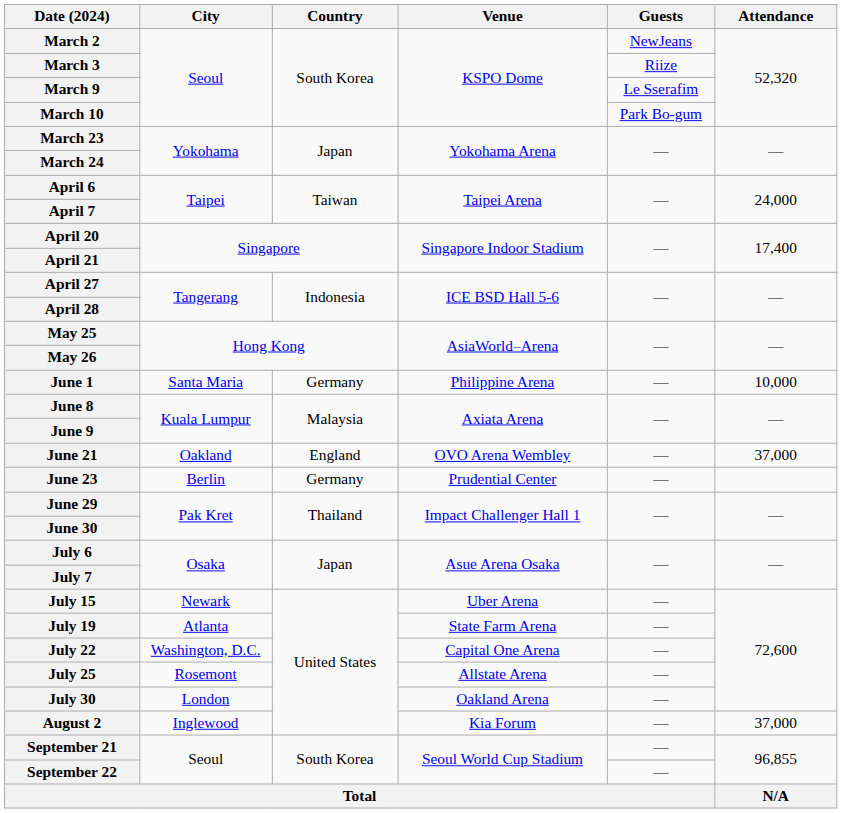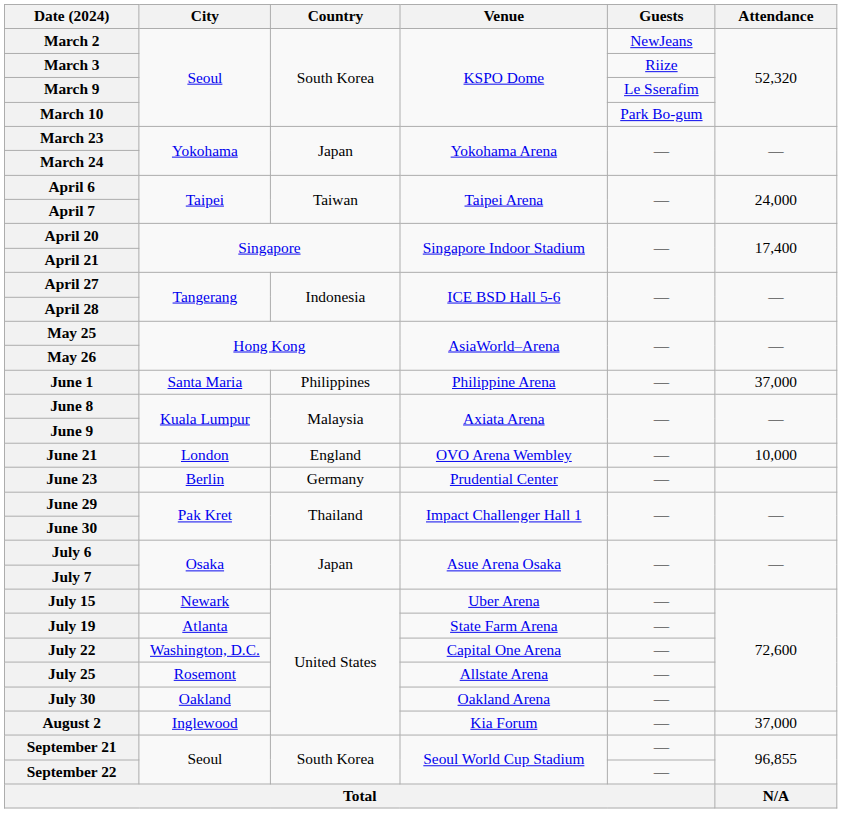(335, 382) Germany -> (335, 382) Philippines
(776, 382) 10,000 -> (776, 382) 37,000
(206, 455) Oakland -> (205, 455) London
(776, 455) 37,000 -> (776, 455) 10,000
(206, 698) London -> (205, 698) Oakland
